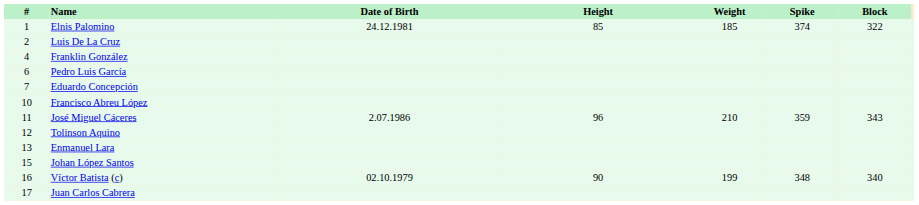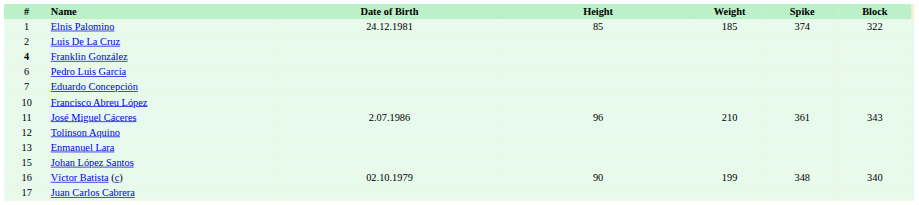(27, 57) normal -> (27, 57) bold
(802, 117) 359 -> (802, 117) 361
